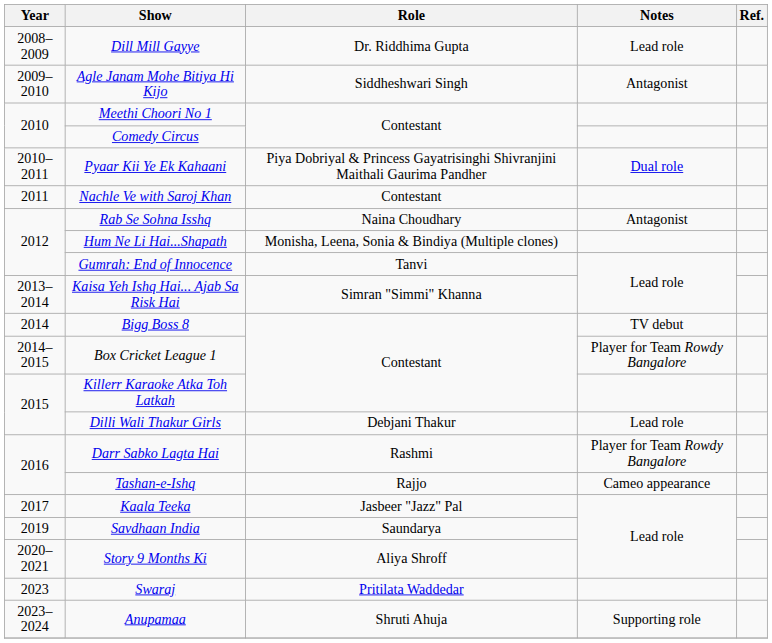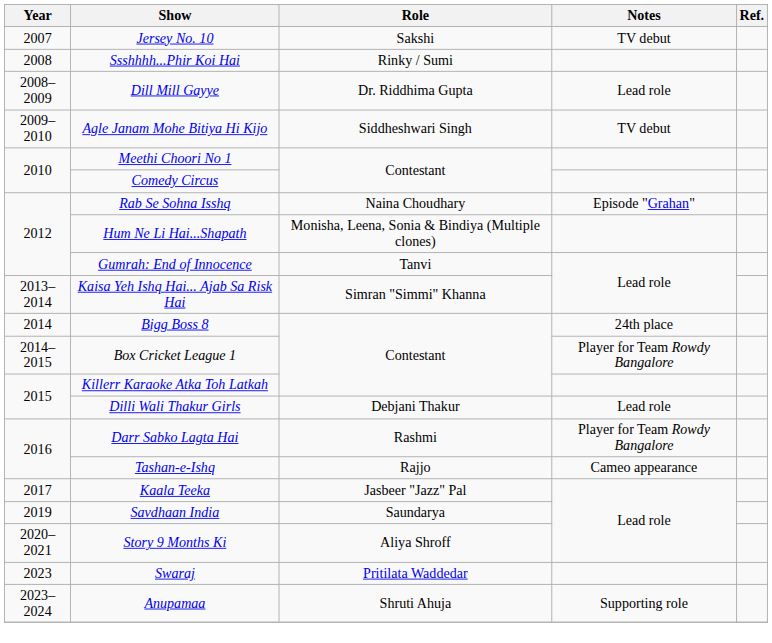+ row: (175, 37)
+ row: (175, 60)
(657, 84) Antagonist -> (644, 128) TV debut
- row: (155, 166)
- row: (155, 197)
(657, 219) Antagonist -> (644, 203) Episode "Grahan"
(657, 324) TV debut -> (644, 324) 24th place
